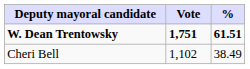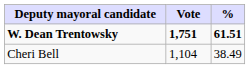(183, 53) 1,102 -> (183, 53) 1,104
